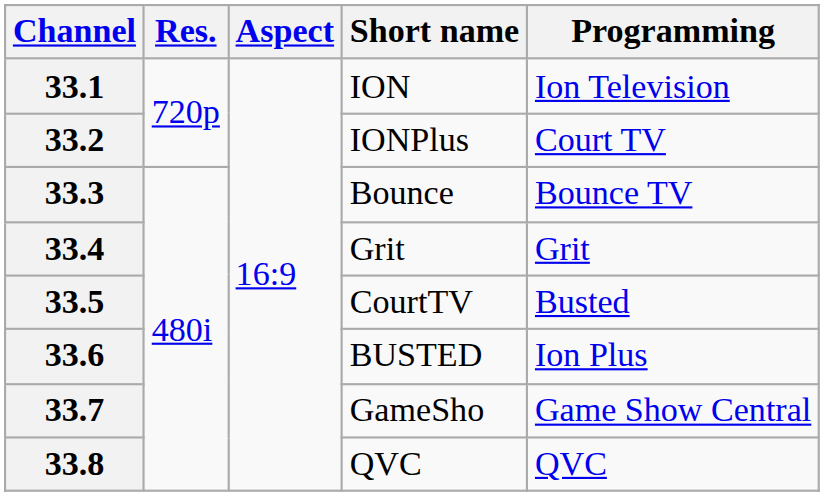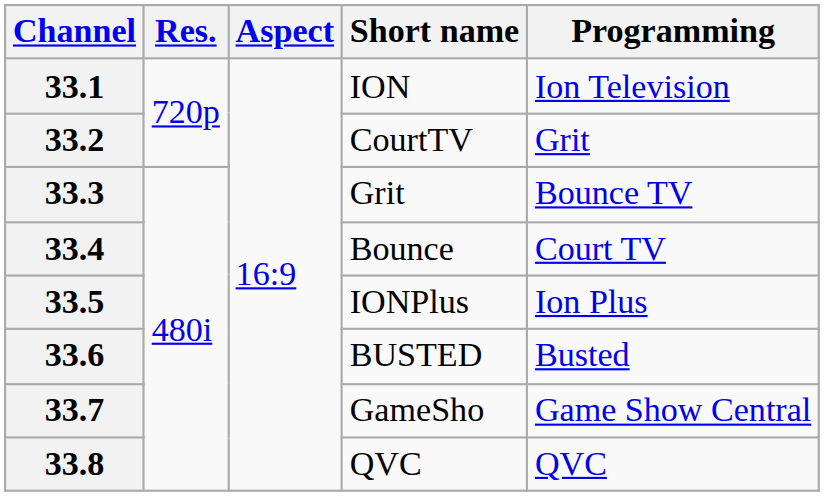(409, 139) IONPlus -> (411, 139) CourtTV
(600, 139) Court TV -> (562, 139) Grit
(402, 193) Bounce -> (377, 193) Grit
(377, 247) Grit -> (402, 247) Bounce
(562, 247) Grit -> (600, 247) Court TV
(411, 301) CourtTV -> (409, 301) IONPlus
(582, 301) Busted -> (591, 301) Ion Plus
(591, 355) Ion Plus -> (582, 355) Busted
